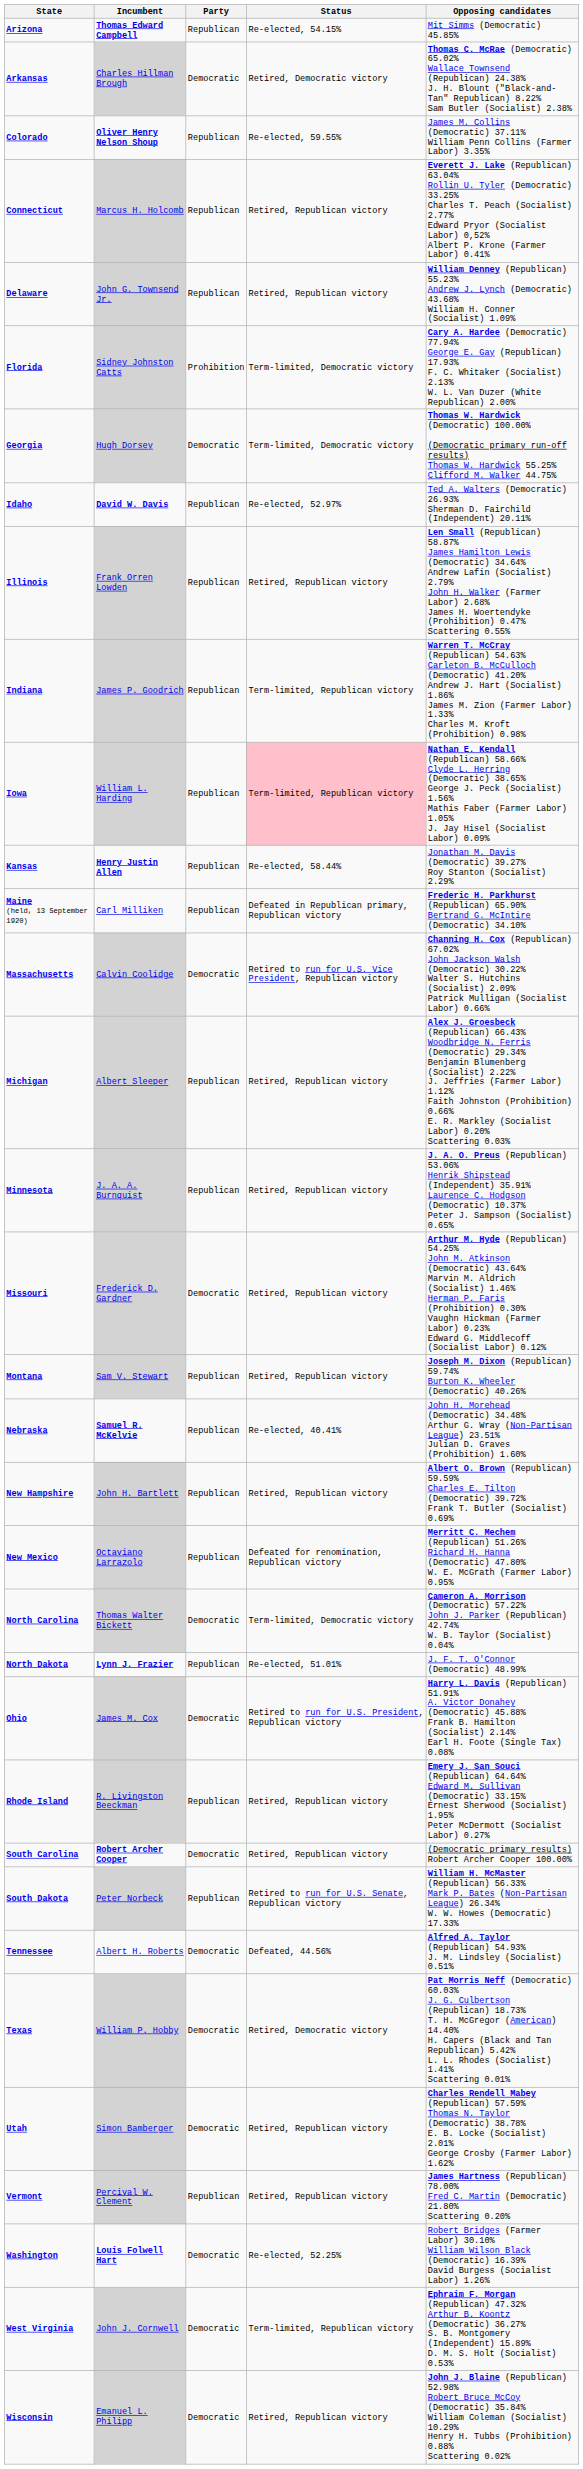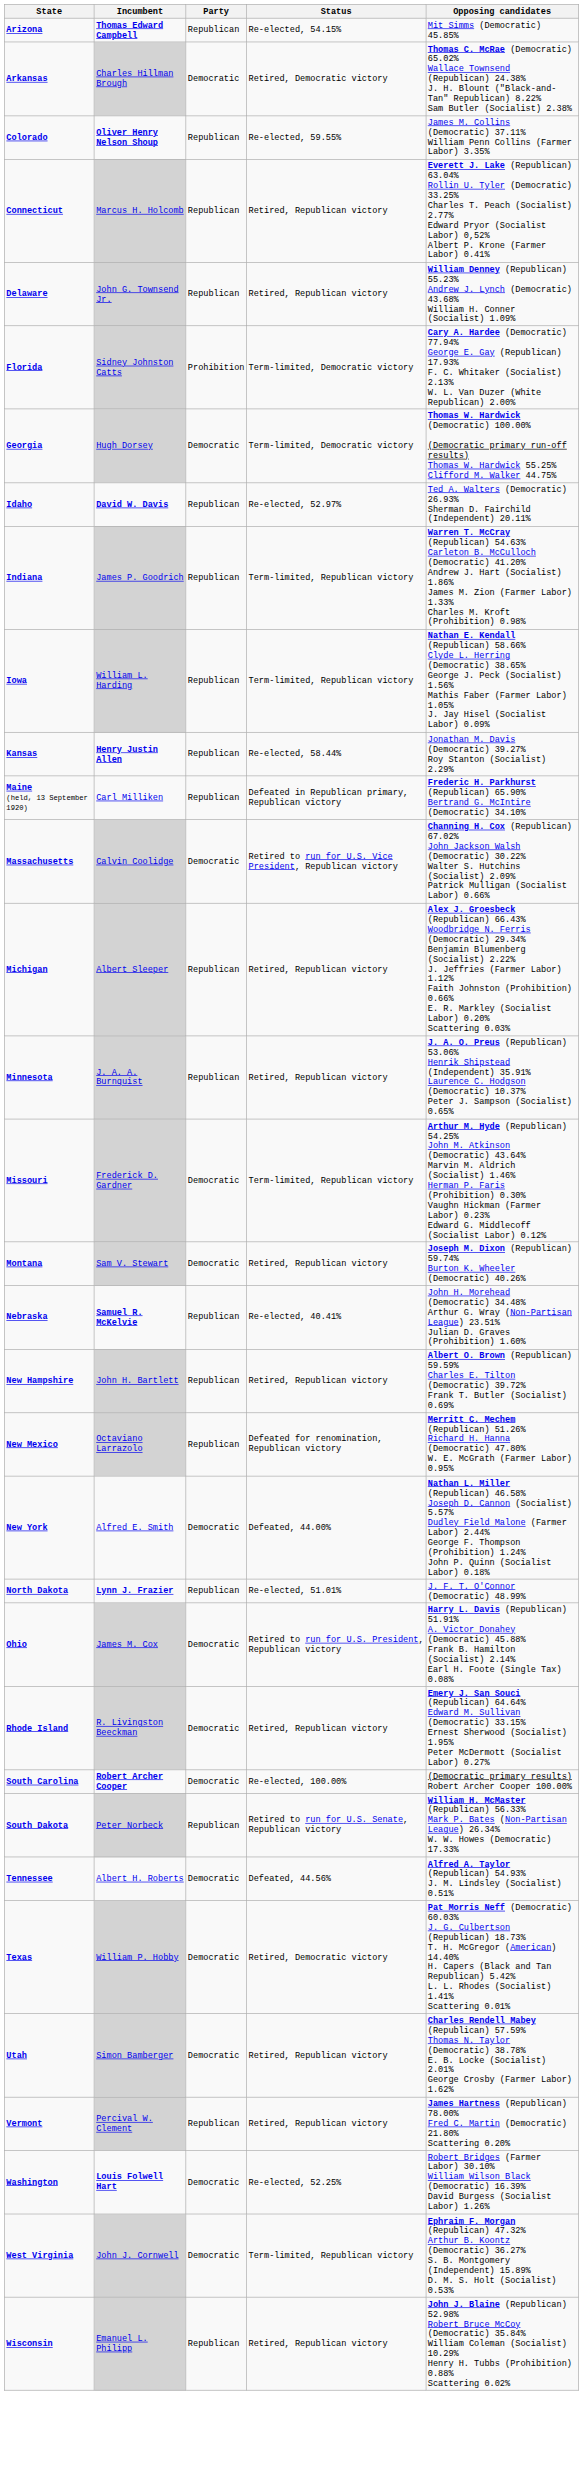- row: (27, 583)
(331, 794) pink background -> (331, 681) no background
(318, 1293) Retired, Republican victory -> (331, 1181) Term-limited, Republican victory
(214, 1377) Republican -> (214, 1264) Democratic
+ row: (27, 1528)
- row: (42, 1621)
(214, 1801) Republican -> (214, 1728) Democratic
(318, 1855) Retired, Republican victory -> (297, 1782) Re-elected, 100.00%
(214, 2417) Democratic -> (214, 2344) Republican
